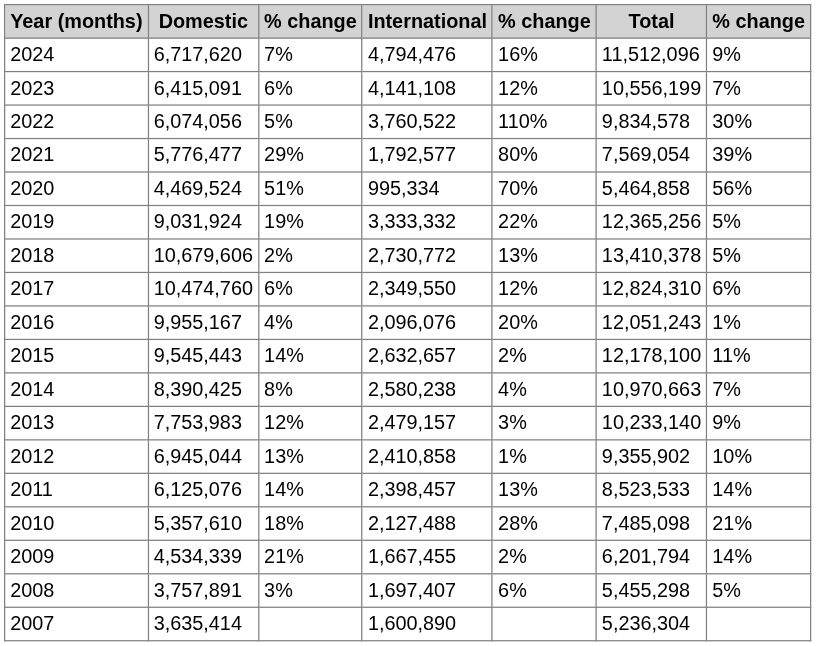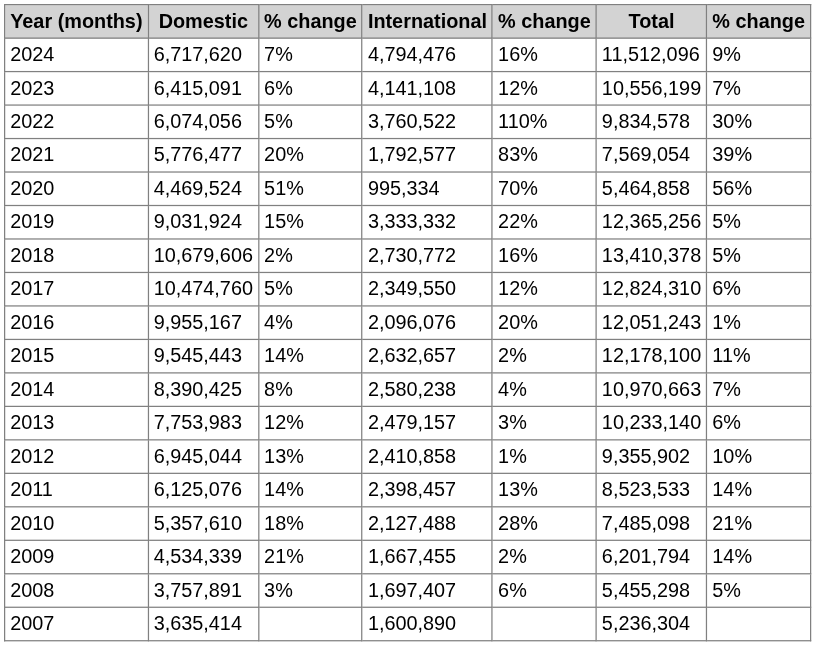(284, 155) 29% -> (284, 155) 20%
(518, 155) 80% -> (518, 155) 83%
(284, 222) 19% -> (284, 222) 15%
(518, 255) 13% -> (518, 255) 16%
(278, 289) 6% -> (278, 289) 5%
(727, 422) 9% -> (727, 422) 6%
